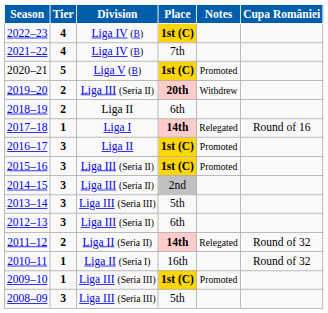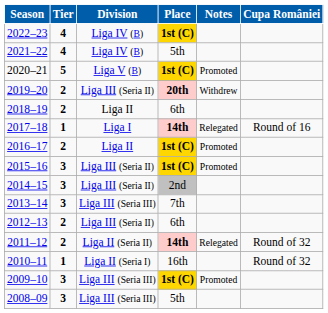(177, 52) 7th -> (177, 52) 5th
(63, 147) 3 -> (63, 147) 2
(177, 204) 5th -> (177, 204) 7th
(63, 223) 3 -> (63, 223) 2
(63, 280) 1 -> (63, 280) 3
